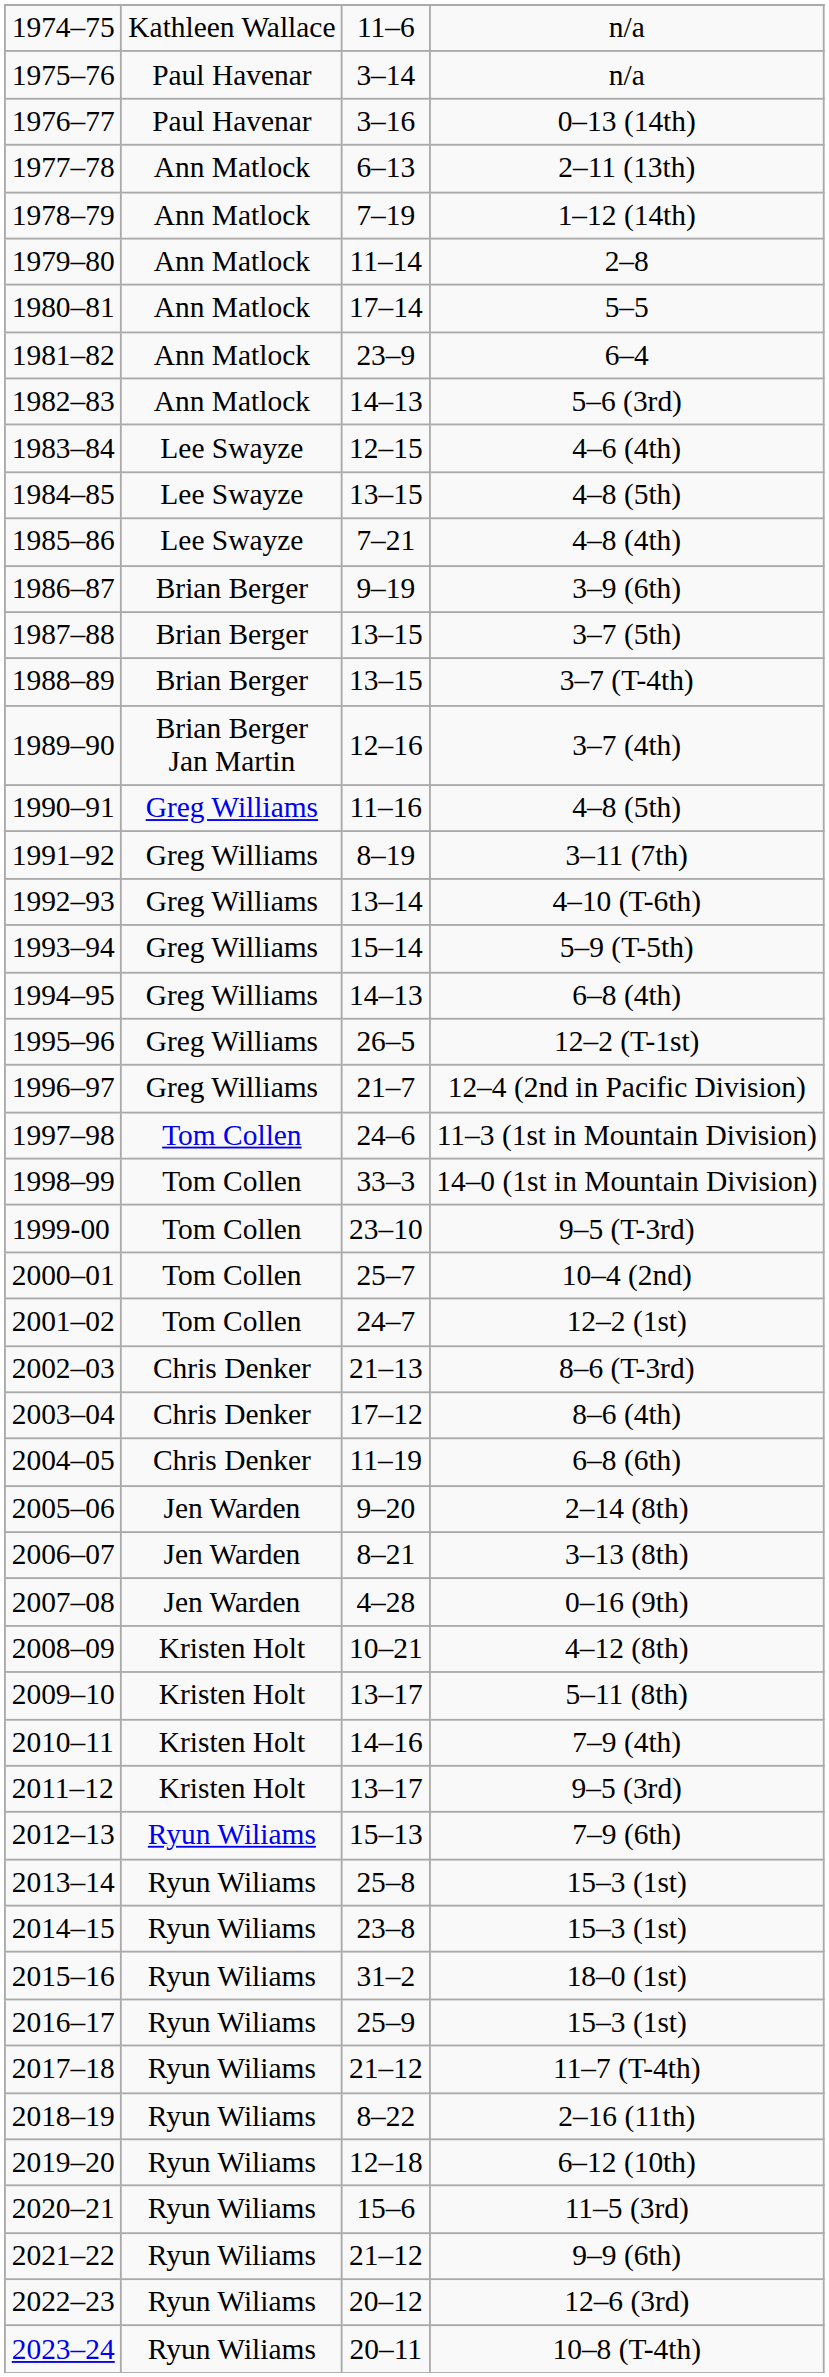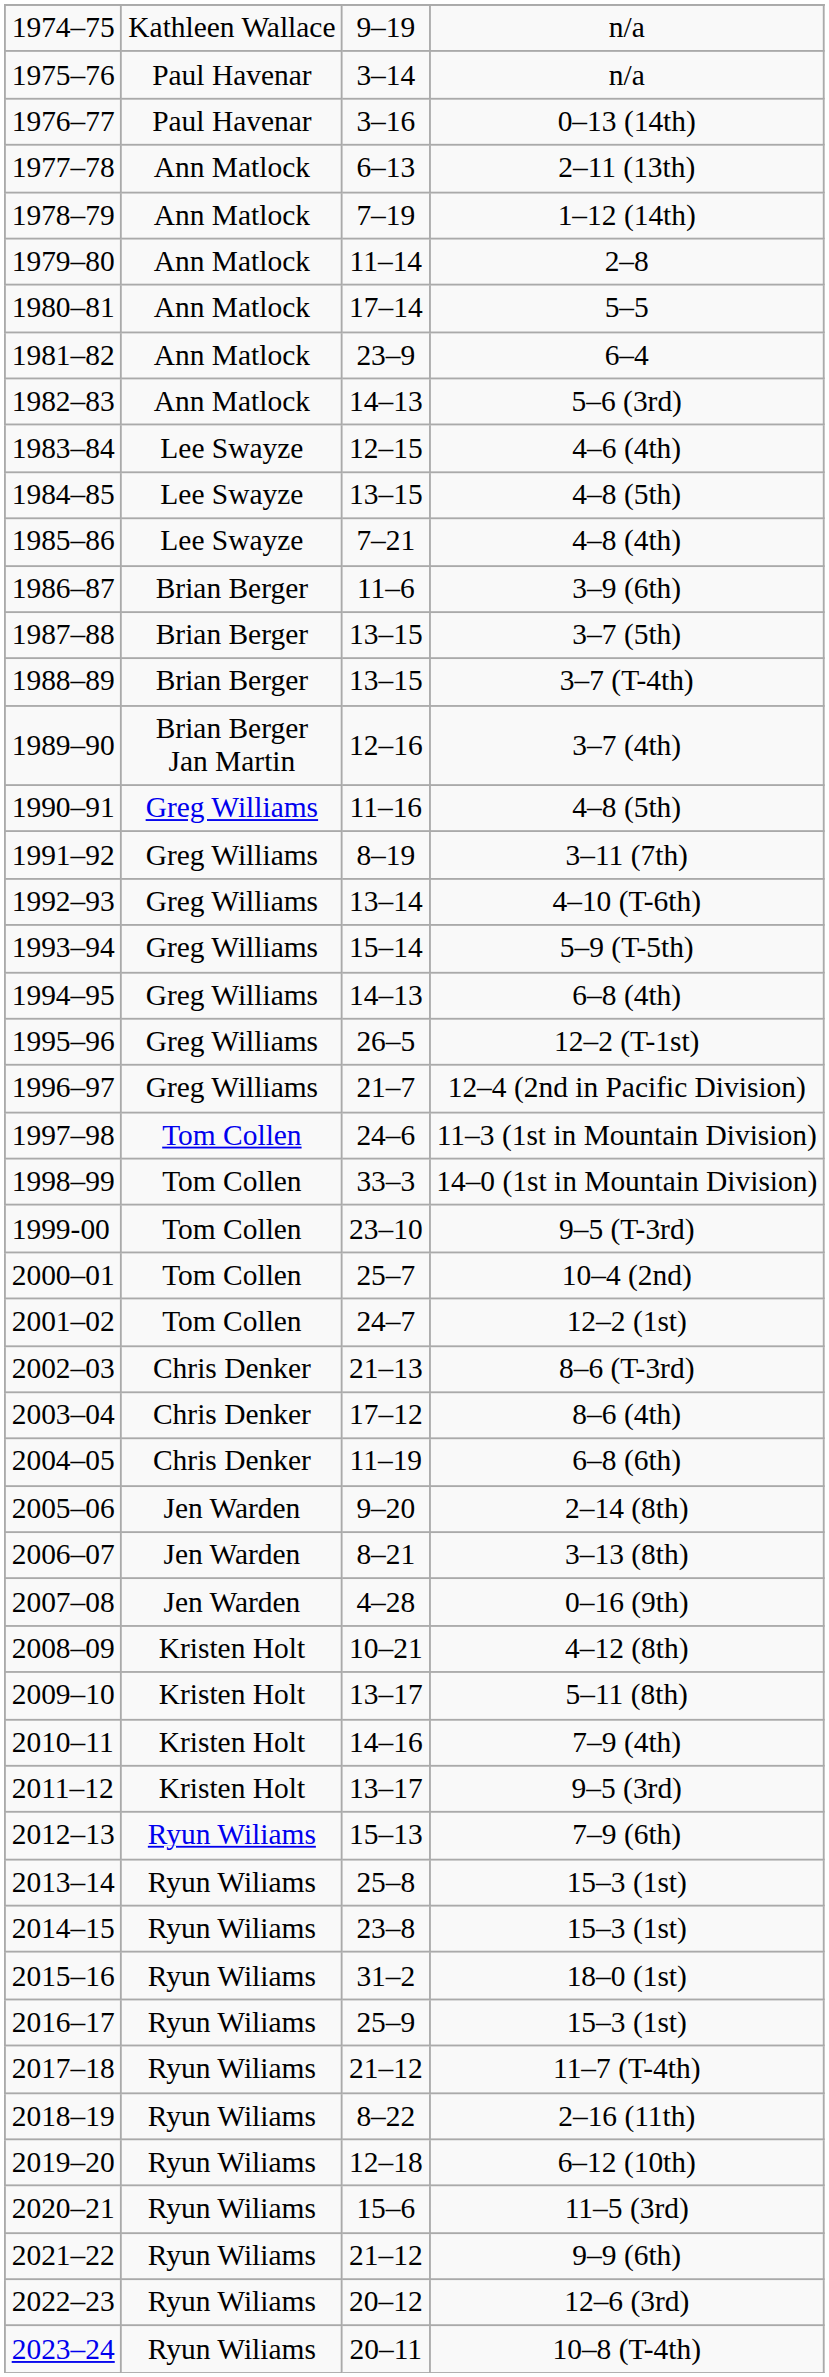(386, 27) 11–6 -> (386, 27) 9–19
(386, 588) 9–19 -> (386, 588) 11–6
